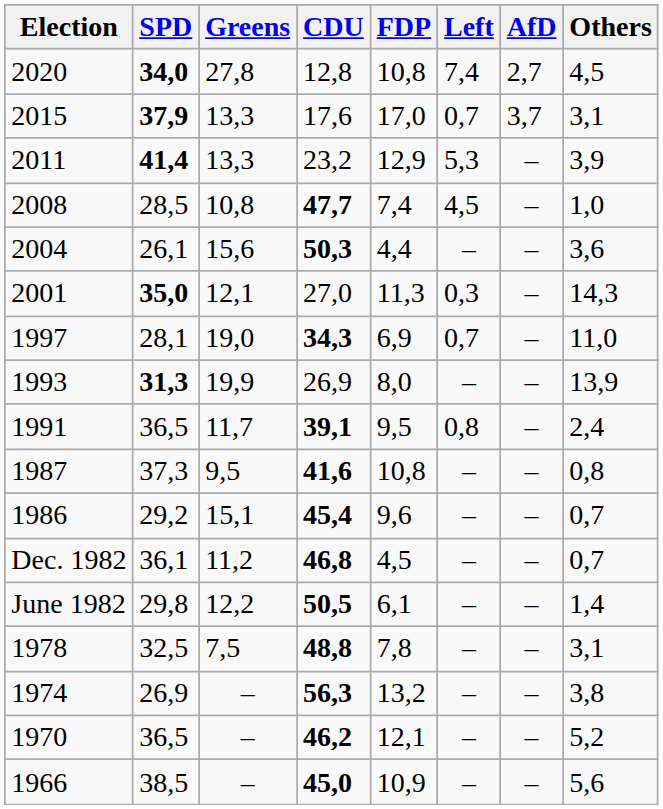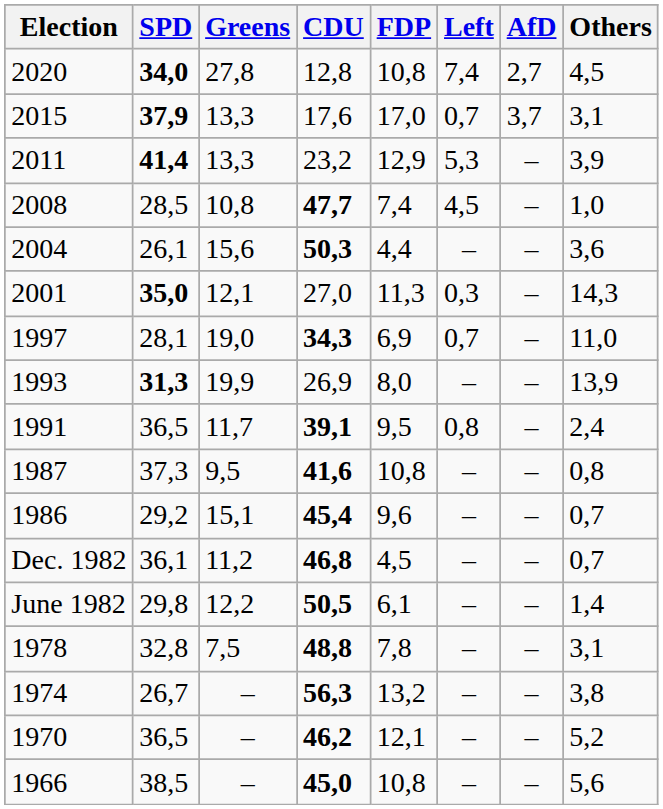(164, 648) 32,5 -> (164, 648) 32,8
(164, 692) 26,9 -> (164, 692) 26,7
(401, 781) 10,9 -> (401, 781) 10,8
